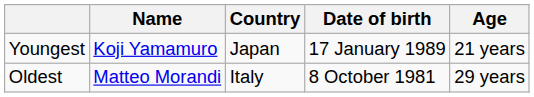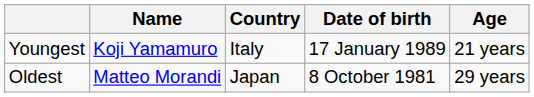(255, 48) Japan -> (247, 48) Italy
(247, 77) Italy -> (255, 77) Japan
